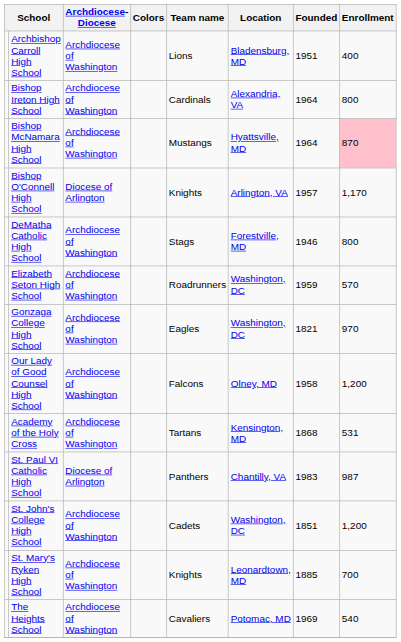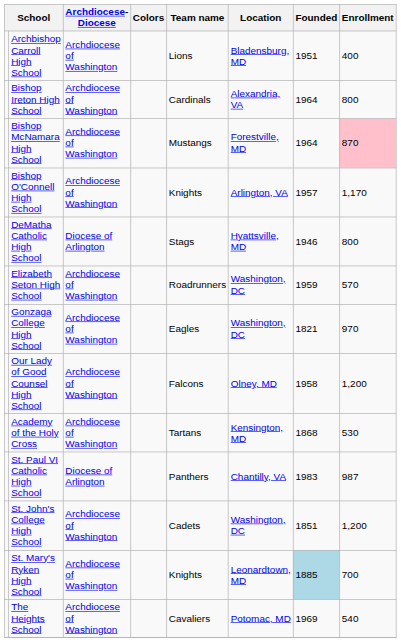(255, 143) Hyattsville, MD -> (255, 143) Forestville, MD
(89, 192) Diocese of Arlington -> (93, 192) Archdiocese of Washington
(93, 241) Archdiocese of Washington -> (89, 241) Diocese of Arlington
(255, 241) Forestville, MD -> (255, 241) Hyattsville, MD
(350, 432) 531 -> (350, 432) 530
(306, 575) no background -> (306, 575) lightblue background
